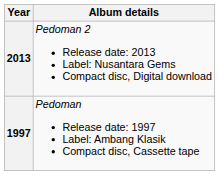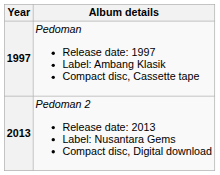rows swapped: (19, 133) <-> (19, 58)
